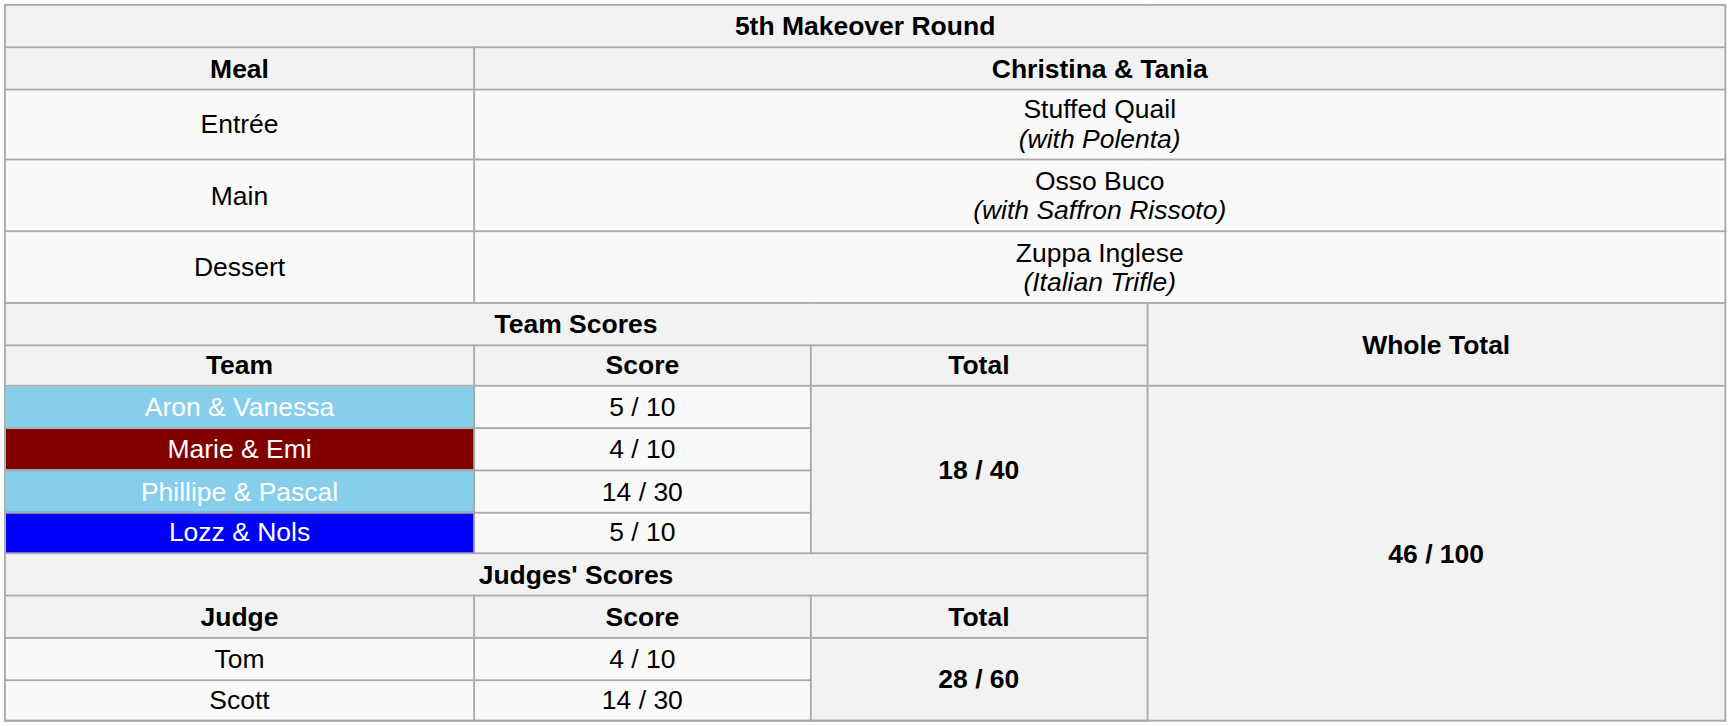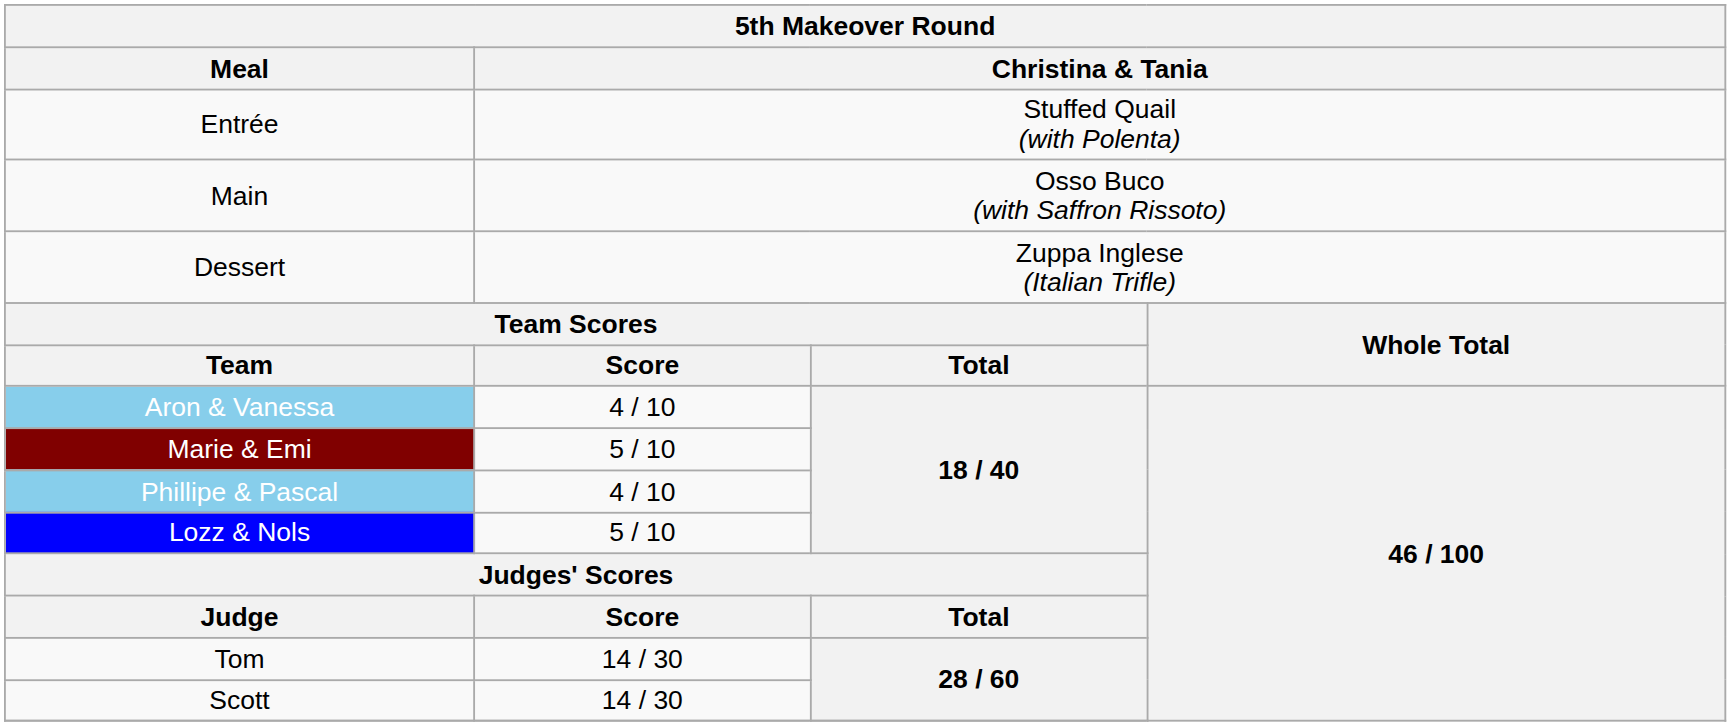(642, 408) 5 / 10 -> (642, 408) 4 / 10
(642, 449) 4 / 10 -> (642, 449) 5 / 10
(642, 491) 14 / 30 -> (642, 491) 4 / 10
(642, 659) 4 / 10 -> (642, 659) 14 / 30
